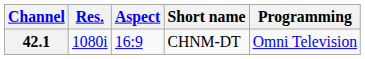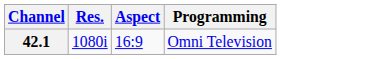- column: (206, 16)
